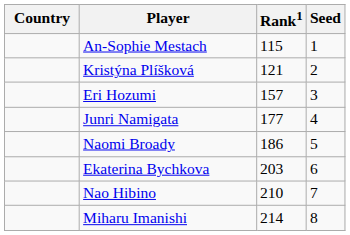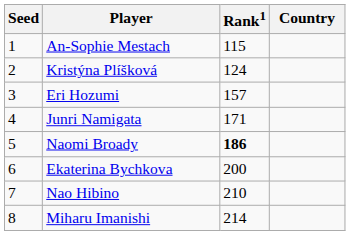columns swapped: (42, 18) <-> (325, 18)
(272, 70) 121 -> (235, 70) 124
(272, 119) 177 -> (235, 119) 171
(272, 144) normal -> (235, 144) bold
(272, 168) 203 -> (235, 168) 200
